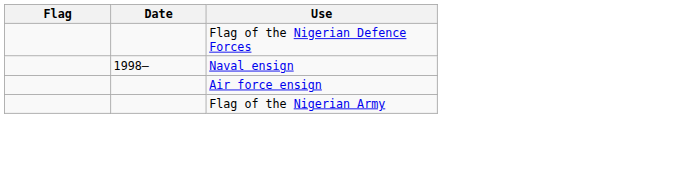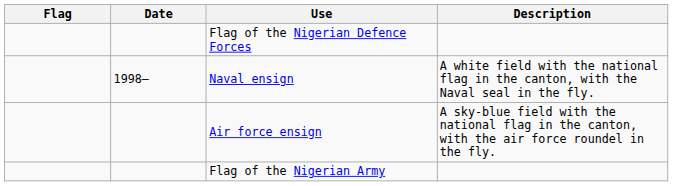+ column: (552, 14)
